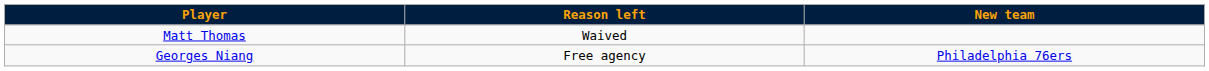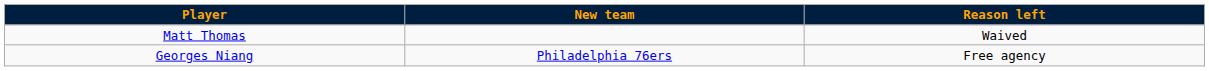columns swapped: (604, 15) <-> (1004, 15)
